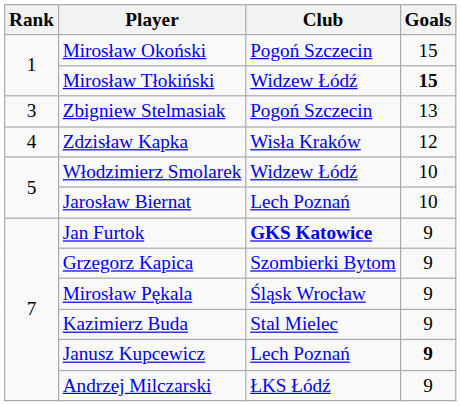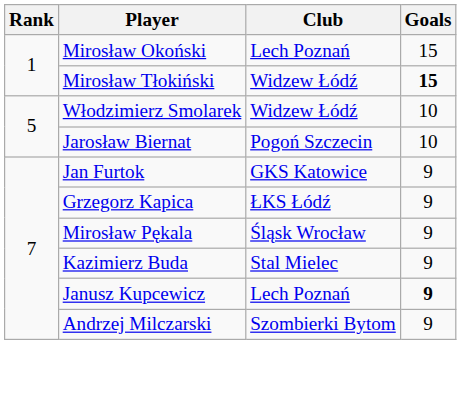(311, 50) Pogoń Szczecin -> (300, 50) Lech Poznań
- row: (144, 111)
- row: (125, 141)
(300, 202) Lech Poznań -> (311, 141) Pogoń Szczecin
(311, 232) bold -> (309, 171) normal
(323, 263) Szombierki Bytom -> (290, 202) ŁKS Łódź
(290, 385) ŁKS Łódź -> (323, 324) Szombierki Bytom
